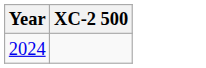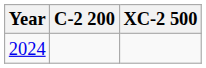+ column: (85, 19)
